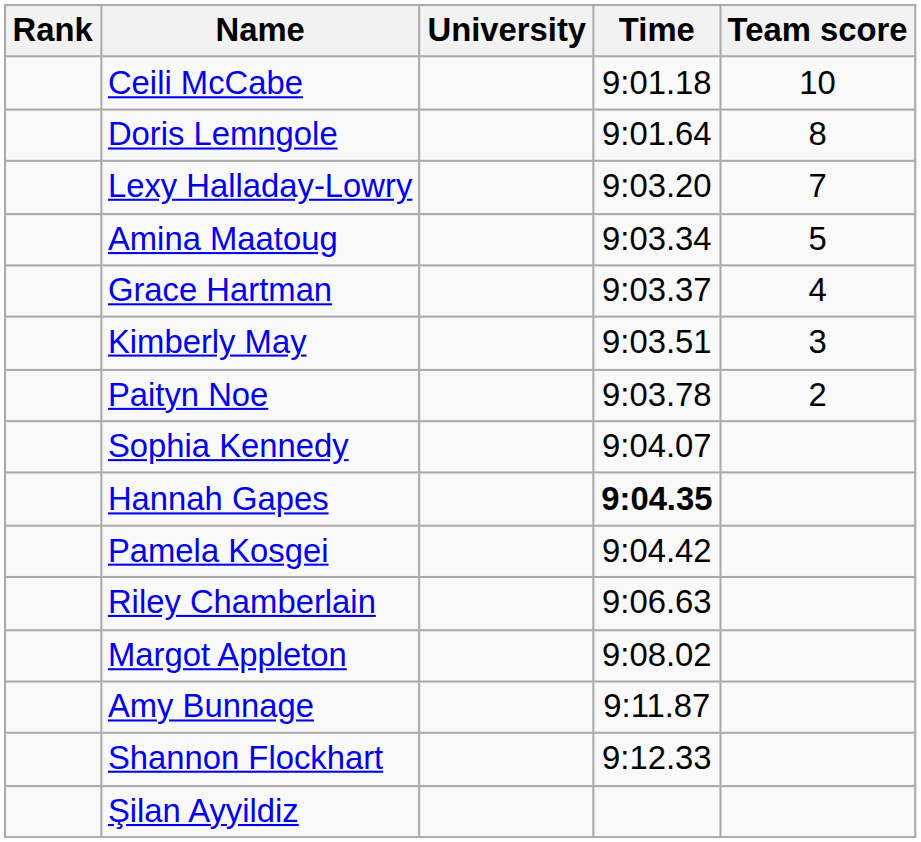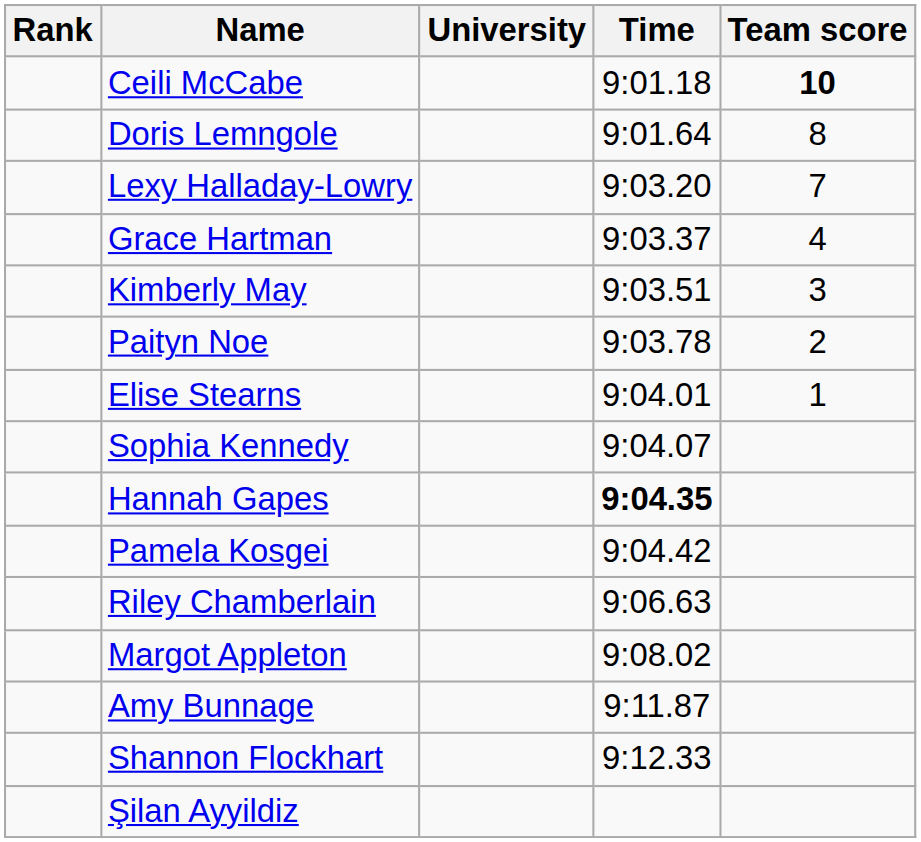(818, 82) normal -> (818, 82) bold
- row: (223, 238)
+ row: (205, 394)
